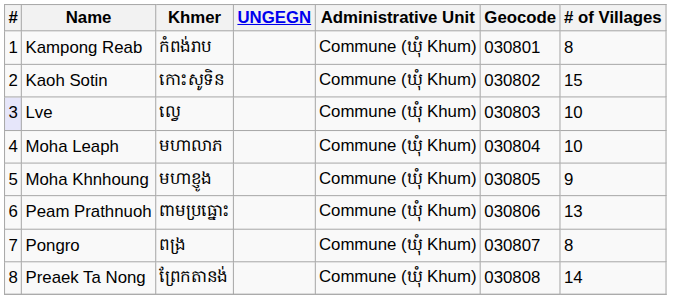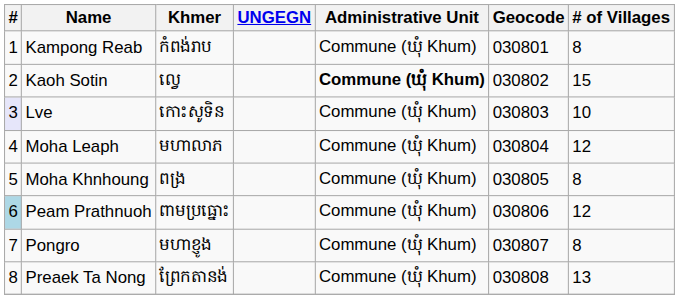(192, 79) កោះសូទិន -> (170, 79) ល្វេ
(398, 79) normal -> (402, 79) bold
(170, 112) ល្វេ -> (192, 112) កោះសូទិន
(573, 146) 10 -> (582, 146) 12
(186, 178) មហាខ្ញូង -> (172, 178) ពង្រ
(569, 179) 9 -> (577, 179) 8
(13, 212) no background -> (13, 212) lightblue background
(573, 212) 13 -> (582, 212) 12
(172, 244) ពង្រ -> (186, 244) មហាខ្ញូង
(573, 278) 14 -> (582, 278) 13
